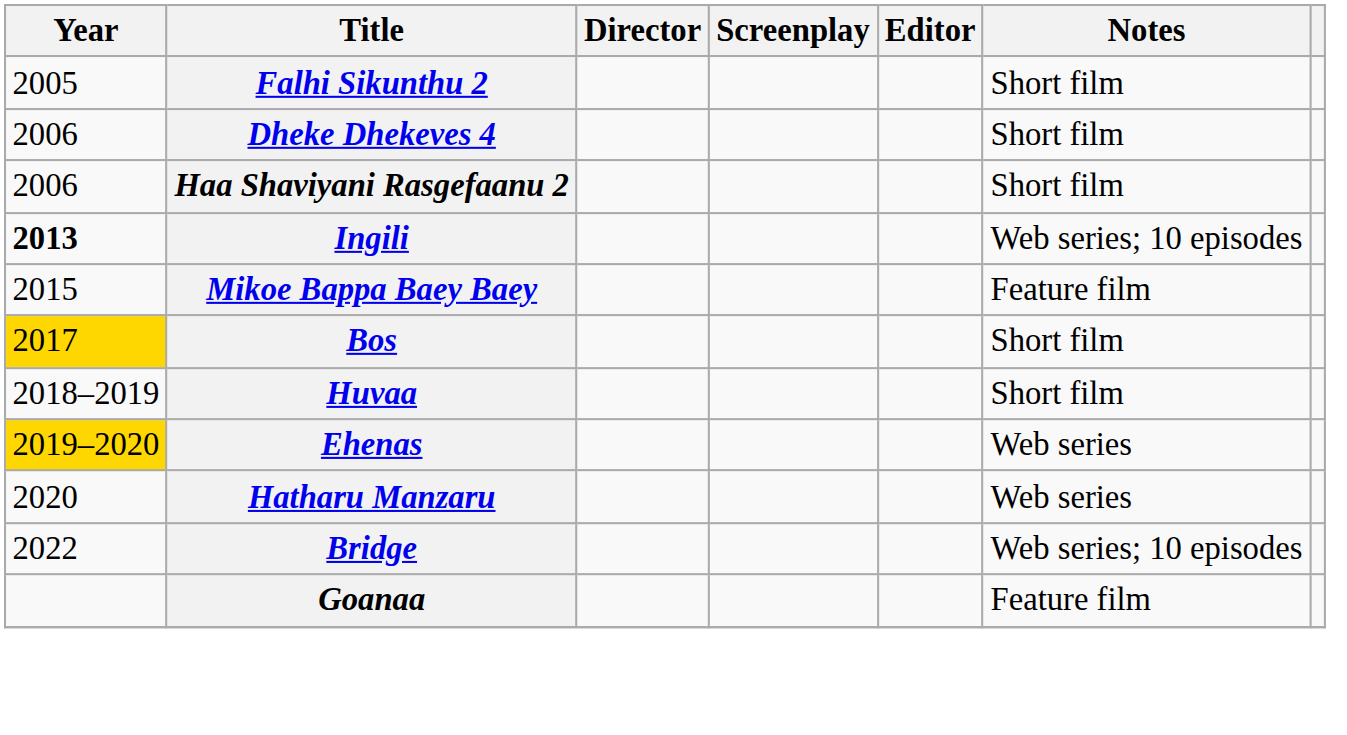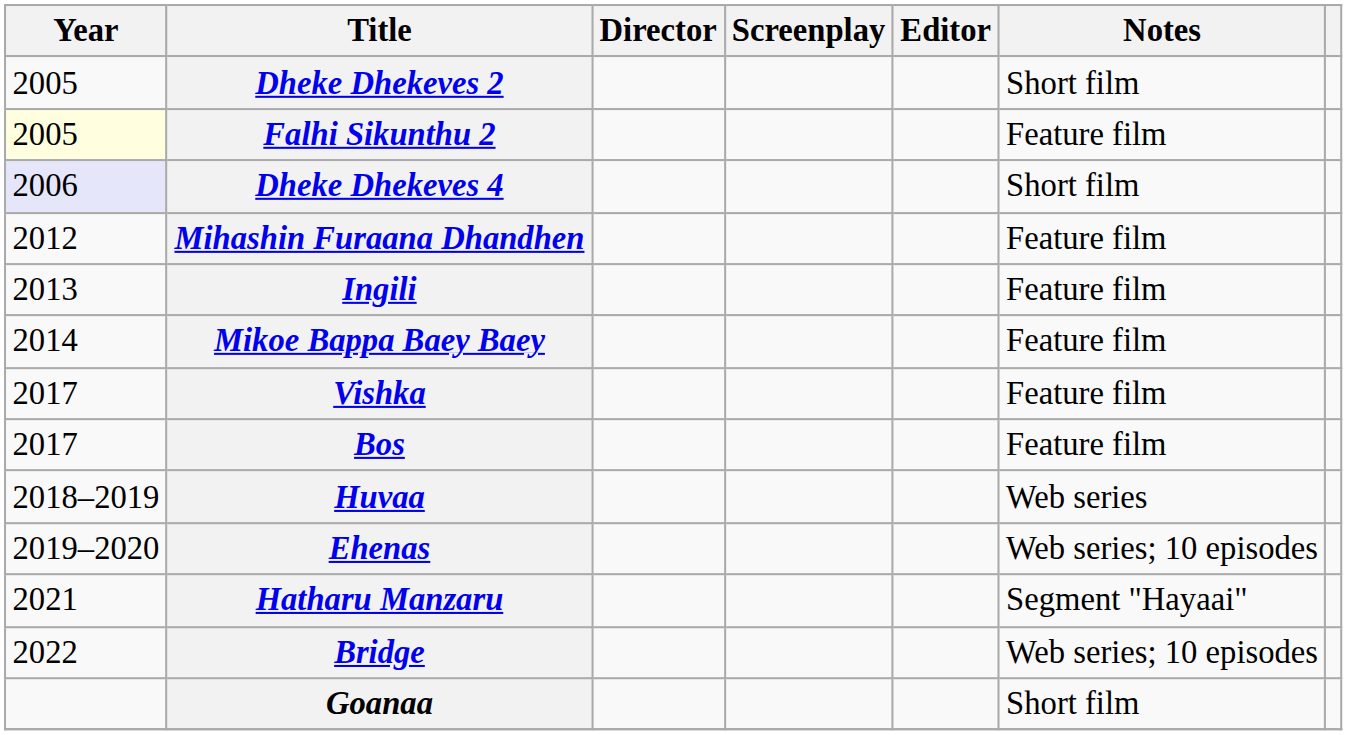+ row: (379, 82)
(45, 82) no background -> (45, 133) lightyellow background
(1057, 82) Short film -> (1086, 133) Feature film
(45, 133) no background -> (45, 185) lavender background
- row: (372, 185)
+ row: (379, 237)
(45, 237) bold -> (45, 289) normal
(1146, 237) Web series; 10 episodes -> (1086, 289) Feature film
(45, 289) 2015 -> (45, 340) 2014
+ row: (379, 392)
(45, 340) gold background -> (45, 444) no background
(1057, 340) Short film -> (1086, 444) Feature film
(1057, 392) Short film -> (1077, 496) Web series
(86, 444) gold background -> (86, 548) no background
(1061, 444) Web series -> (1162, 548) Web series; 10 episodes
(45, 496) 2020 -> (45, 599) 2021
(1061, 496) Web series -> (1127, 599) Segment "Hayaai"
(1071, 599) Feature film -> (1073, 703) Short film
